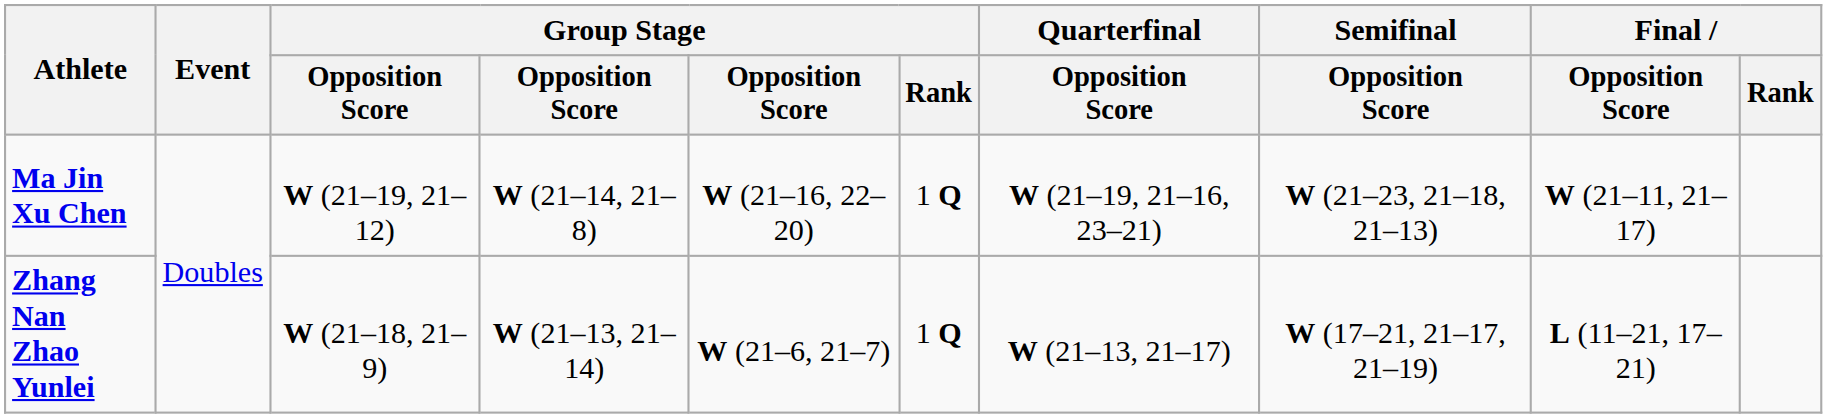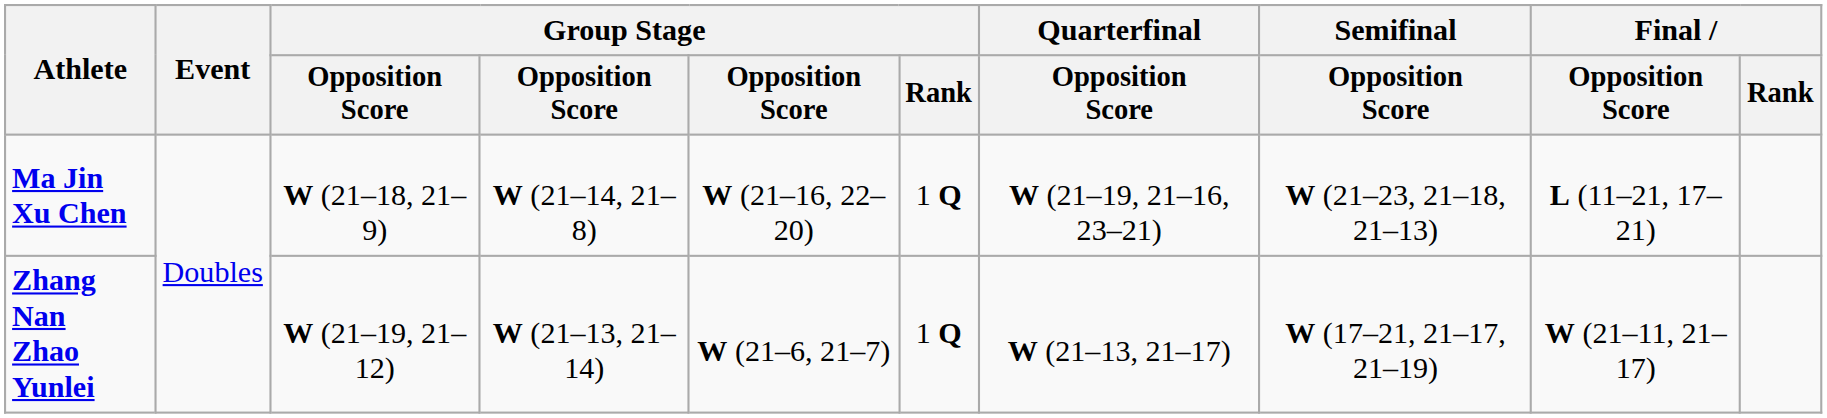(375, 213) W (21–19, 21–12) -> (375, 213) W (21–18, 21–9)
(1636, 213) W (21–11, 21–17) -> (1636, 213) L (11–21, 17–21)
(375, 351) W (21–18, 21–9) -> (375, 351) W (21–19, 21–12)
(1636, 351) L (11–21, 17–21) -> (1636, 351) W (21–11, 21–17)
